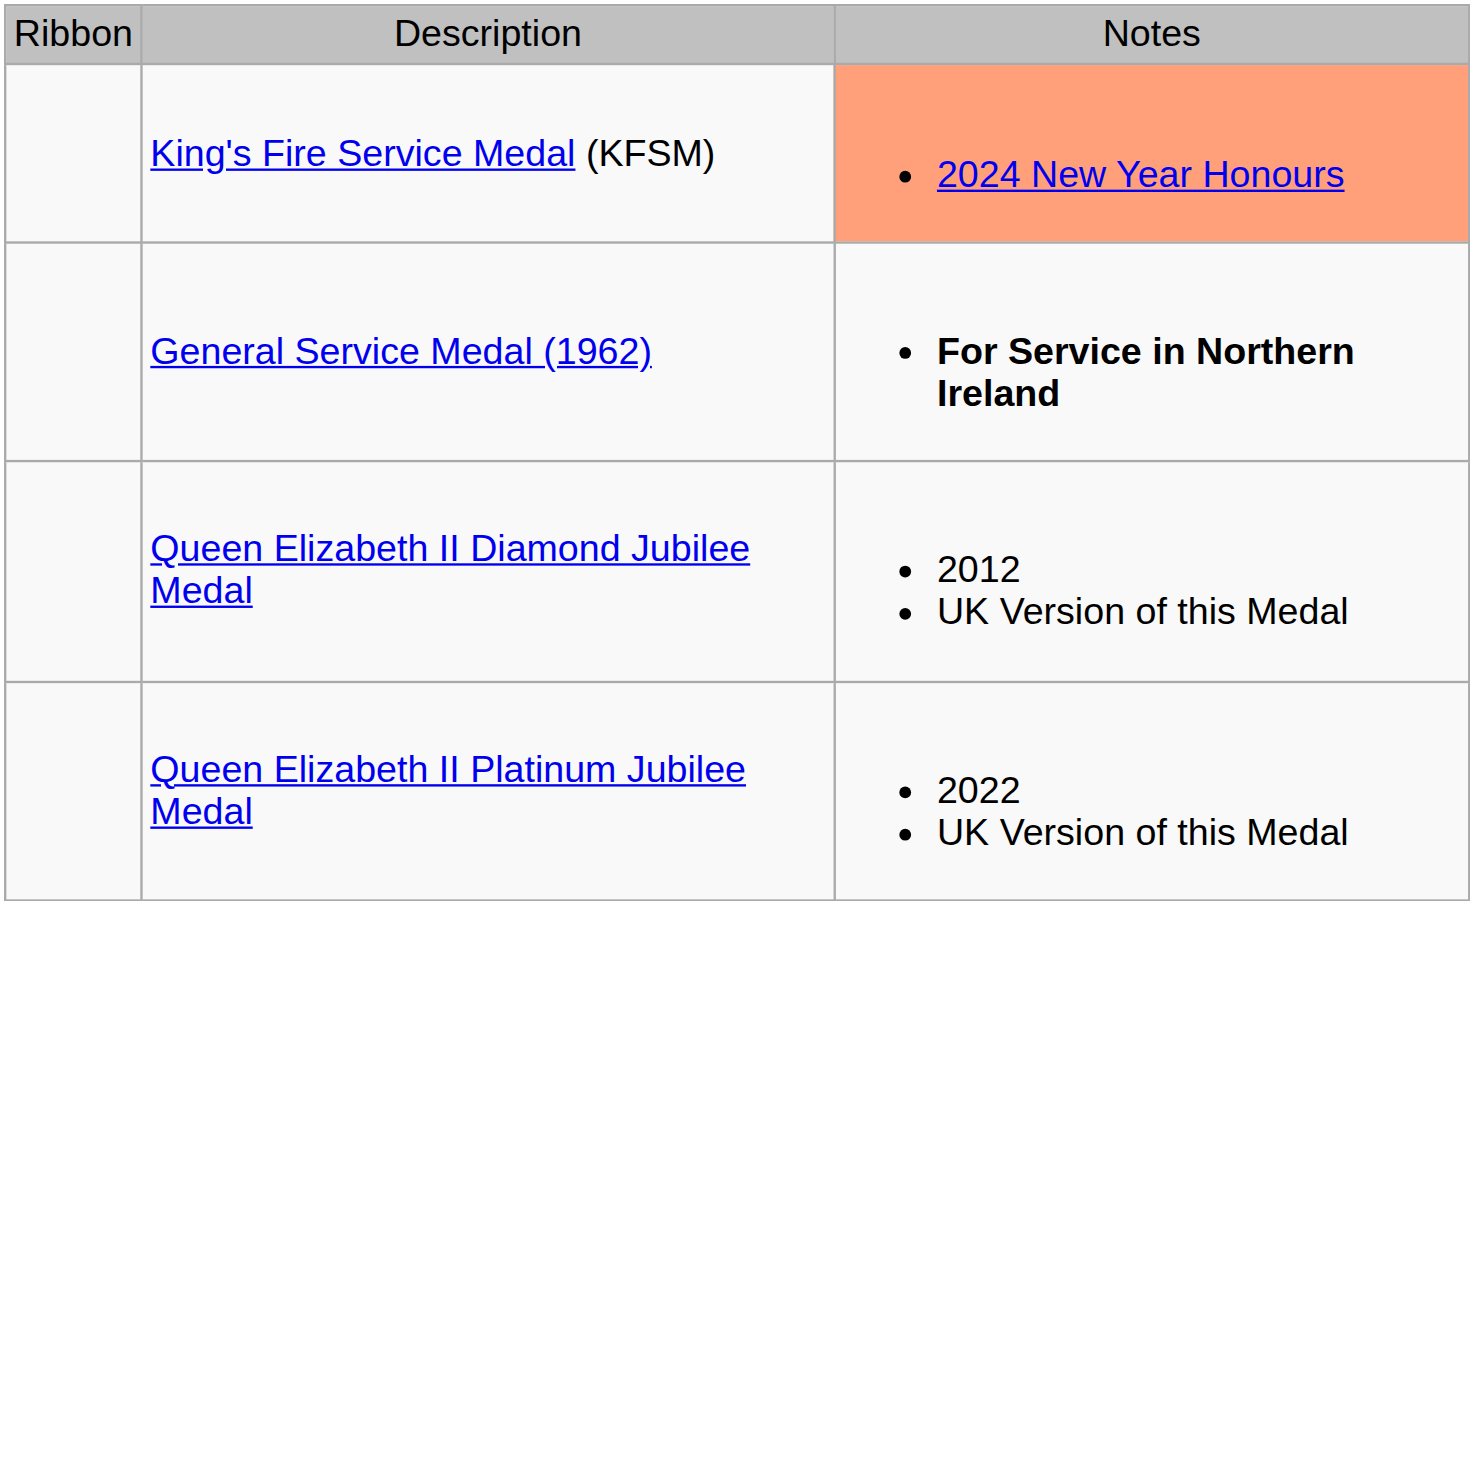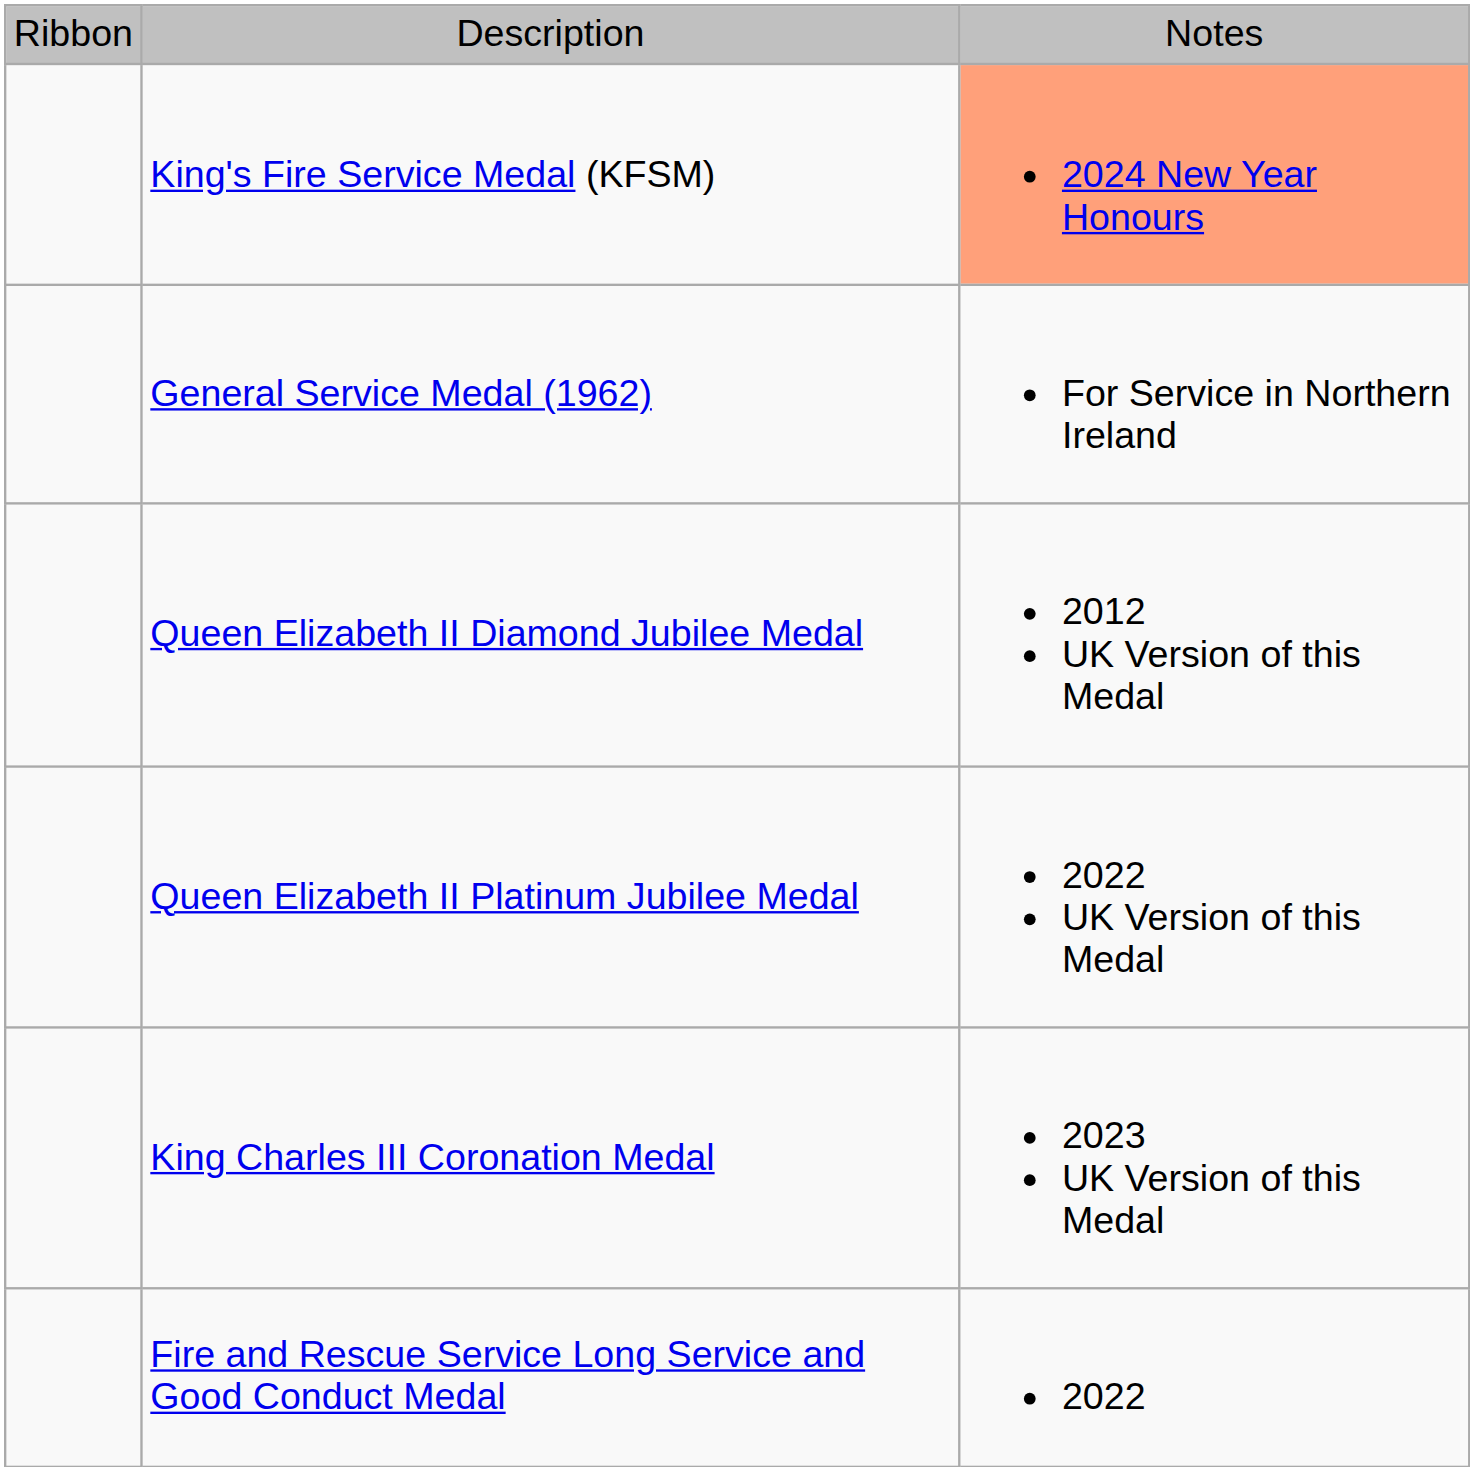(1152, 373) bold -> (1214, 415) normal
+ row: (432, 1157)
+ row: (508, 1376)
